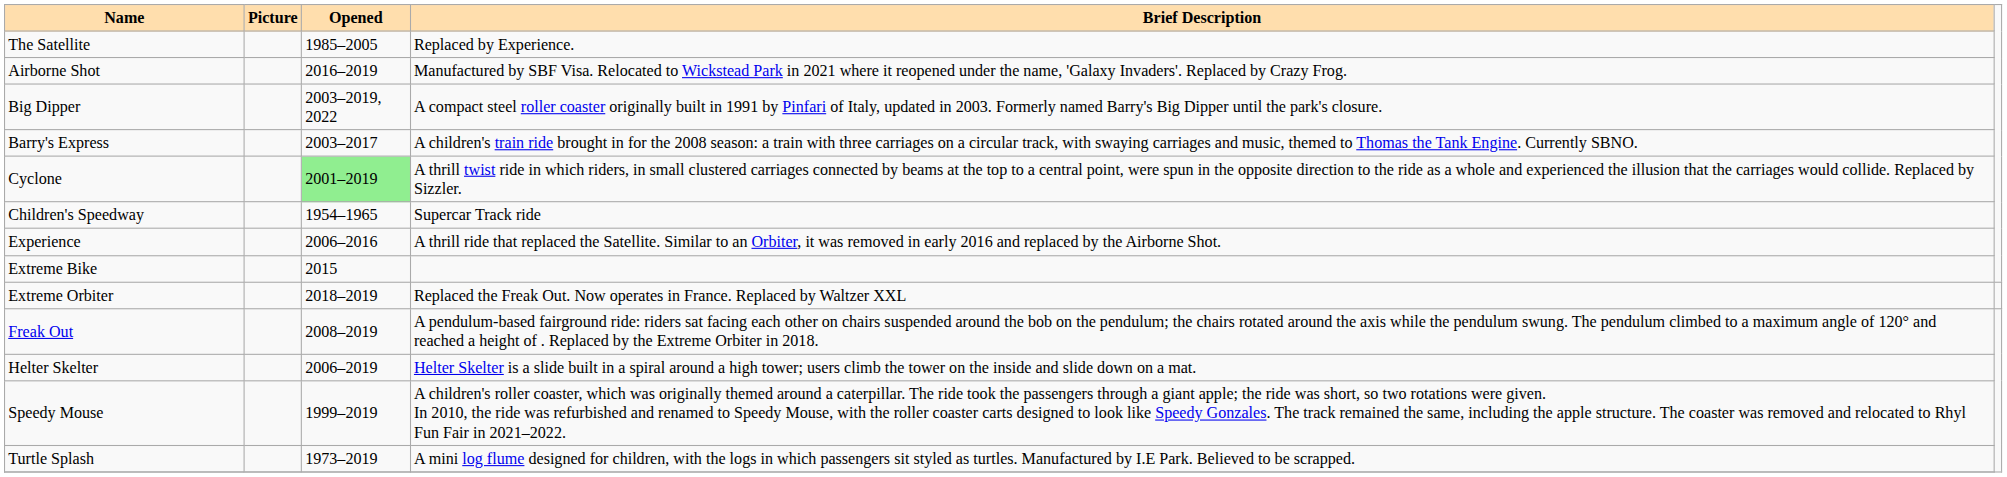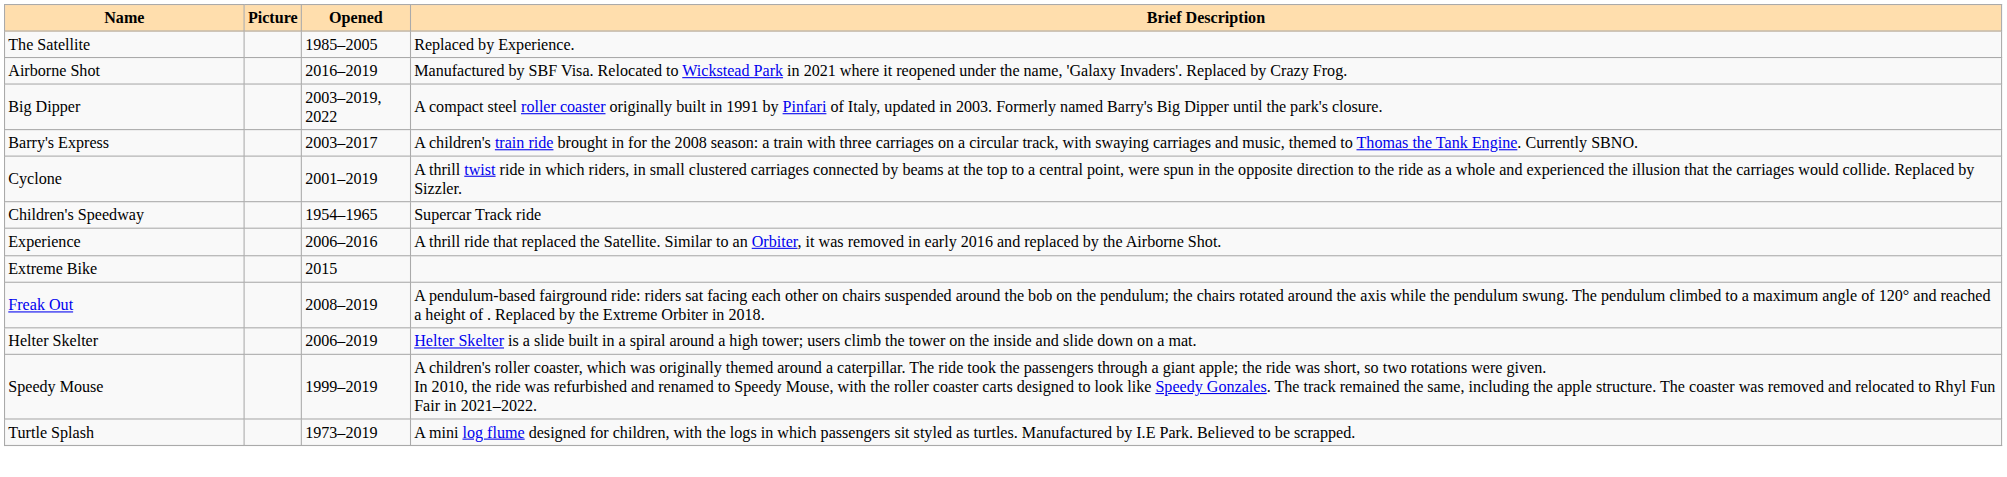(341, 179) lightgreen background -> (341, 179) no background
- row: (61, 295)
